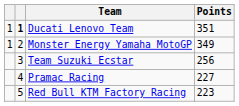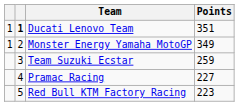(205, 61) 256 -> (205, 61) 259
